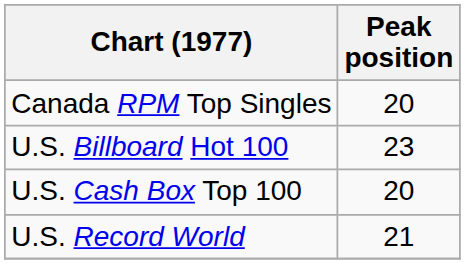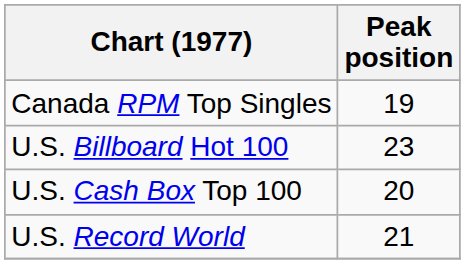(399, 102) 20 -> (399, 102) 19
